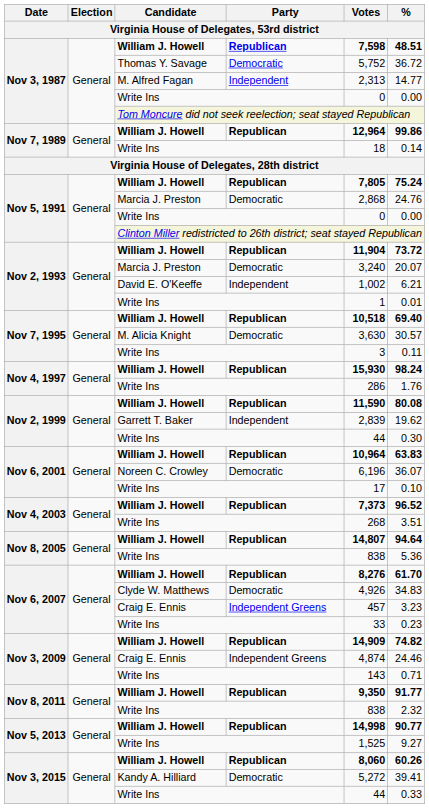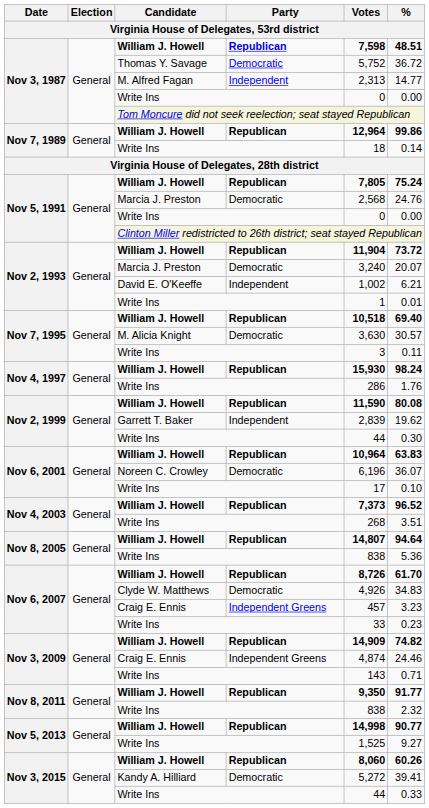(372, 200) 2,868 -> (372, 200) 2,568
(372, 574) 8,276 -> (372, 574) 8,726
